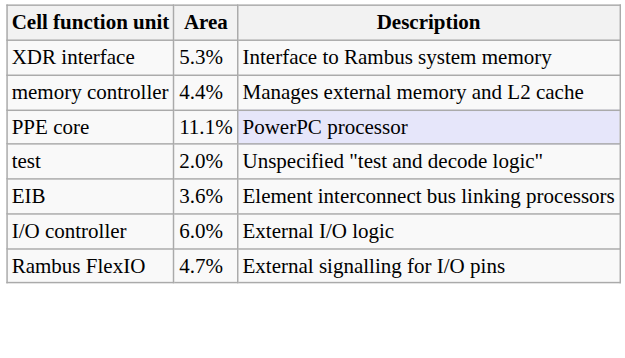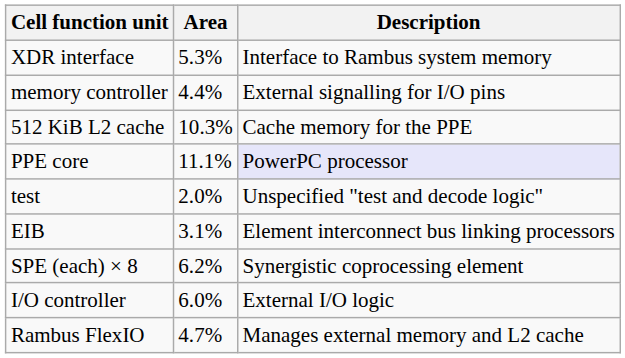(413, 92) Manages external memory and L2 cache -> (374, 92) External signalling for I/O pins
+ row: (88, 126)
(201, 196) 3.6% -> (200, 230) 3.1%
+ row: (74, 265)
(374, 265) External signalling for I/O pins -> (413, 334) Manages external memory and L2 cache
